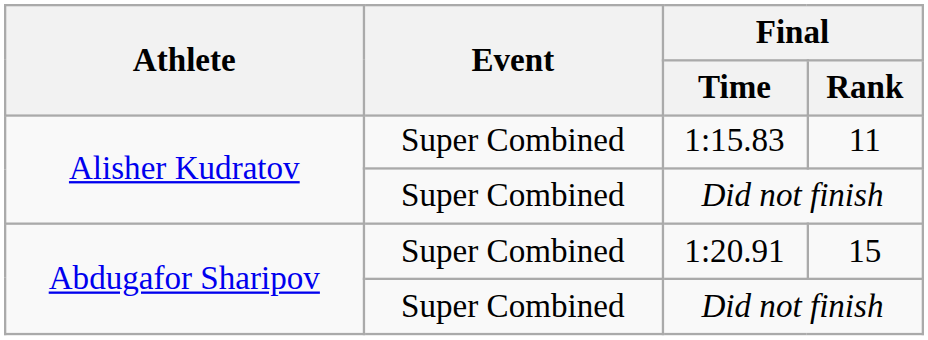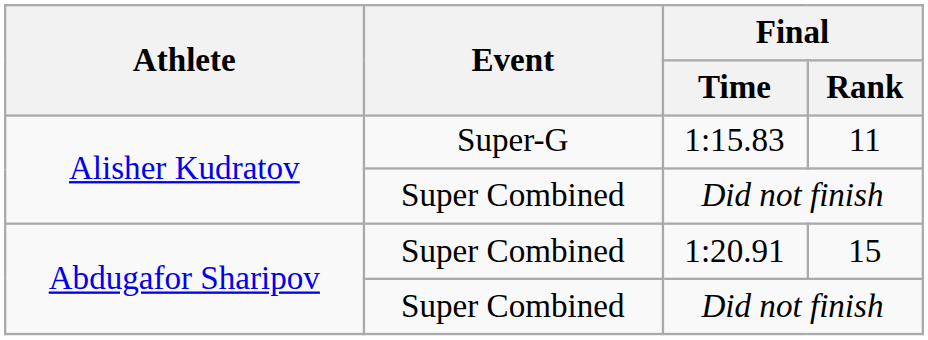(513, 141) Super Combined -> (513, 141) Super-G
